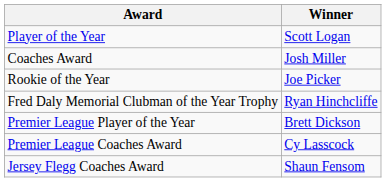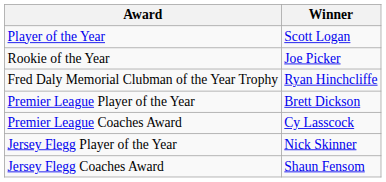- row: (50, 58)
+ row: (92, 144)
